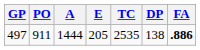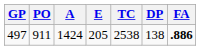(70, 34) 1444 -> (70, 34) 1424
(126, 34) 2535 -> (126, 34) 2538
